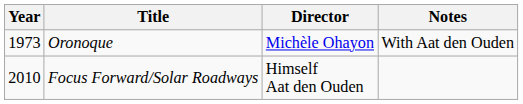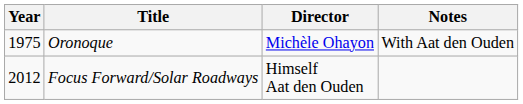(24, 42) 1973 -> (24, 42) 1975
(24, 77) 2010 -> (24, 77) 2012
